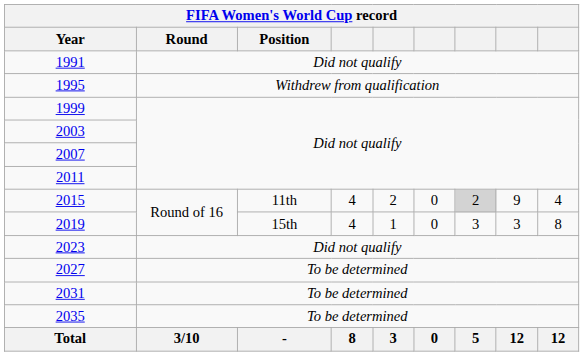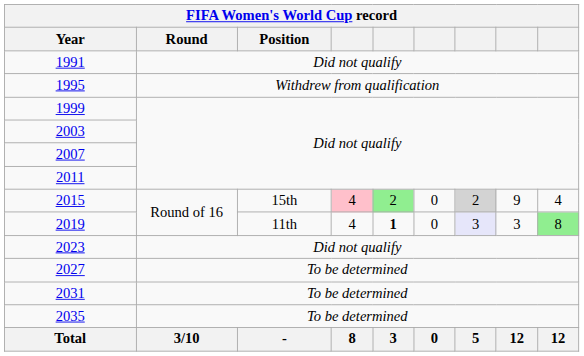(284, 200) 11th -> (284, 200) 15th
(352, 200) no background -> (352, 200) pink background
(393, 200) no background -> (393, 200) lightgreen background
(284, 223) 15th -> (284, 223) 11th
(393, 223) normal -> (393, 223) bold
(476, 223) no background -> (476, 223) lavender background
(558, 223) no background -> (558, 223) lightgreen background
